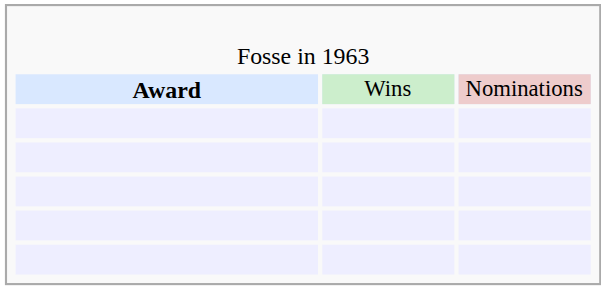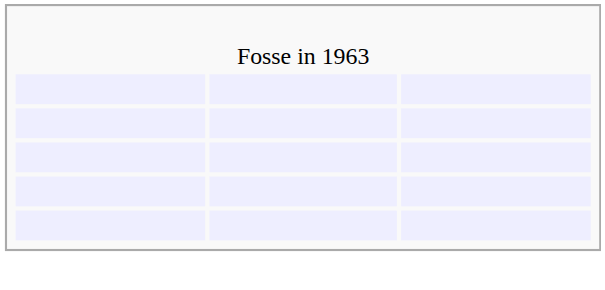- row: (167, 90)
